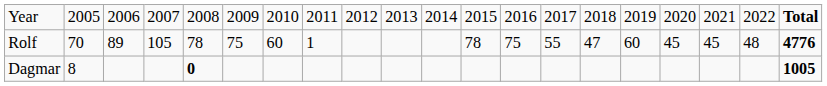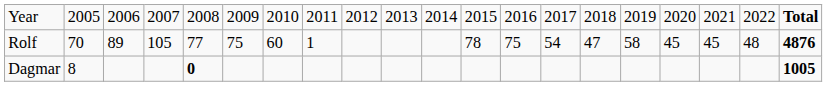(195, 42) 78 -> (195, 42) 77
(552, 42) 55 -> (552, 42) 54
(632, 42) 60 -> (632, 42) 58
(799, 42) 4776 -> (799, 42) 4876
